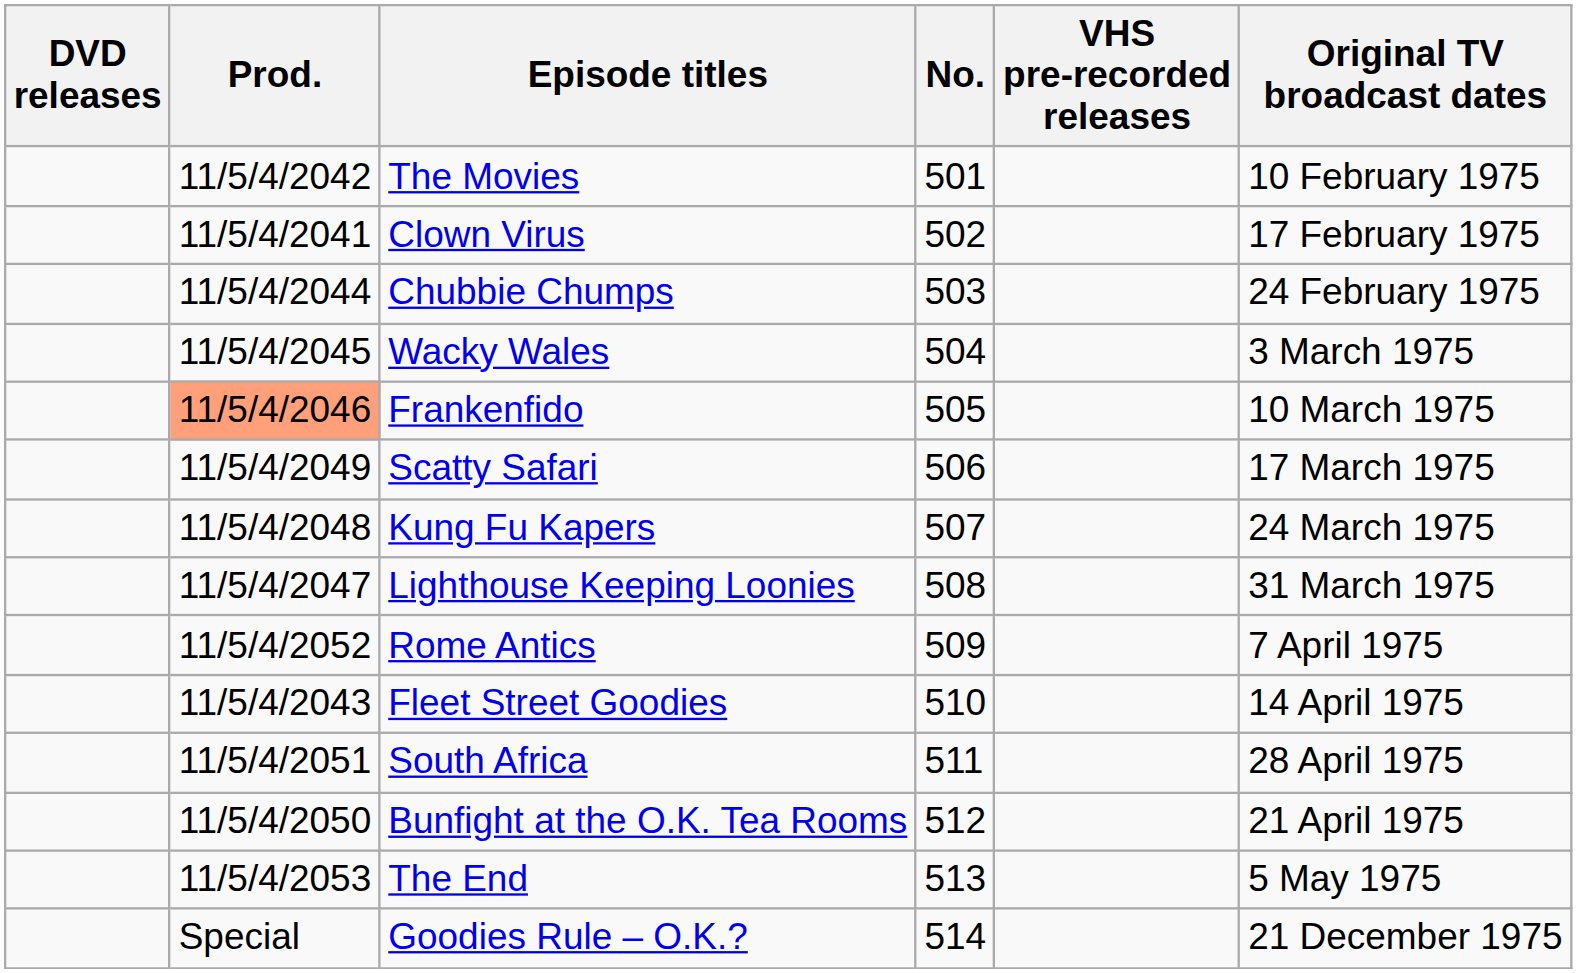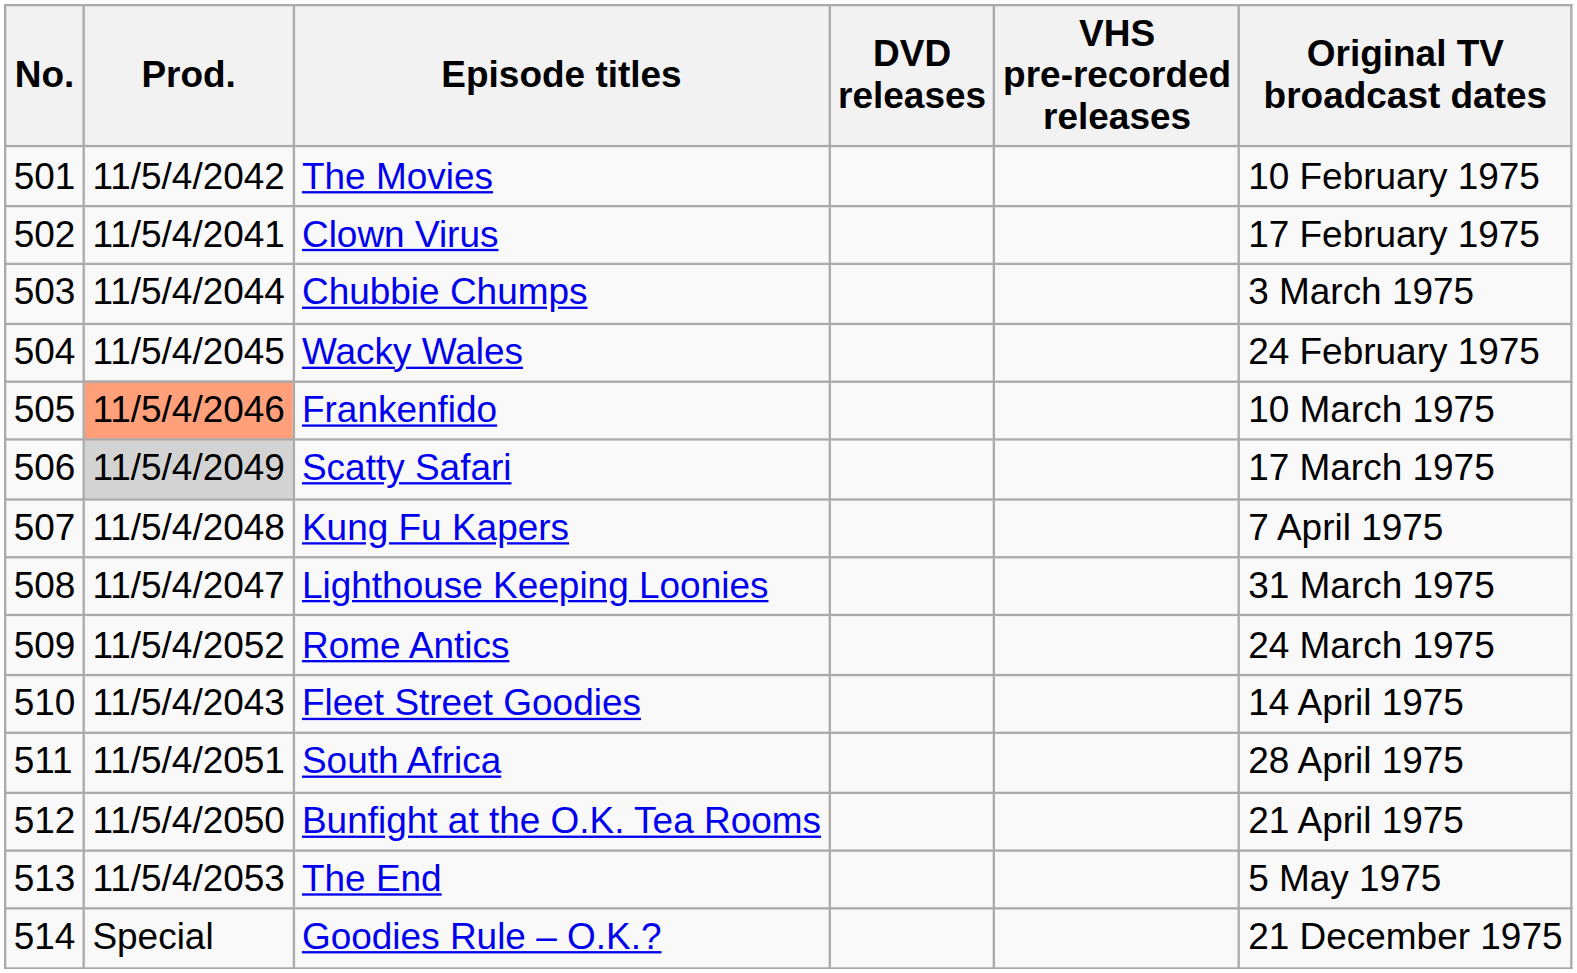columns swapped: (955, 75) <-> (88, 75)
(1394, 292) 24 February 1975 -> (1361, 292) 3 March 1975
(1361, 351) 3 March 1975 -> (1394, 351) 24 February 1975
(275, 468) no background -> (189, 468) lightgrey background
(1371, 527) 24 March 1975 -> (1346, 527) 7 April 1975
(1346, 644) 7 April 1975 -> (1371, 644) 24 March 1975
